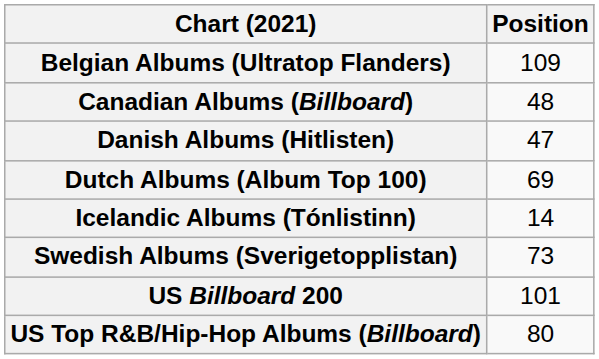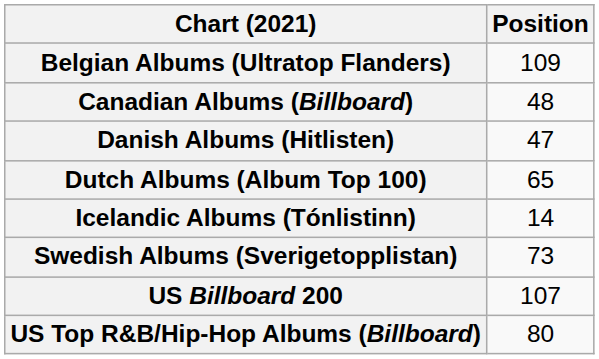(540, 179) 69 -> (540, 179) 65
(540, 295) 101 -> (540, 295) 107
